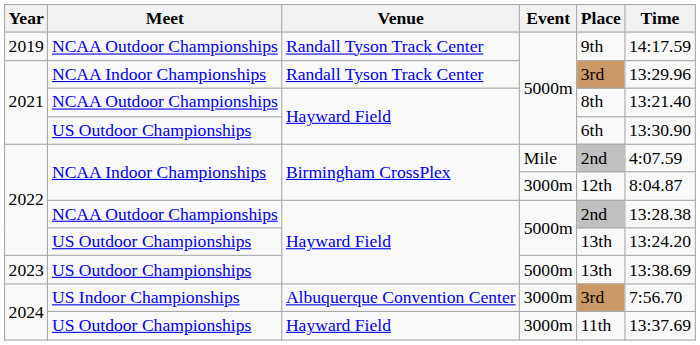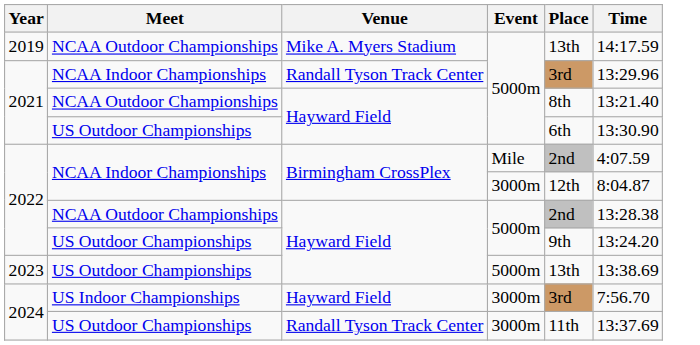(385, 46) Randall Tyson Track Center -> (371, 46) Mike A. Myers Stadium
(592, 46) 9th -> (564, 46) 13th
(596, 241) 13th -> (560, 241) 9th
(401, 297) Albuquerque Convention Center -> (338, 297) Hayward Field
(338, 325) Hayward Field -> (385, 325) Randall Tyson Track Center
